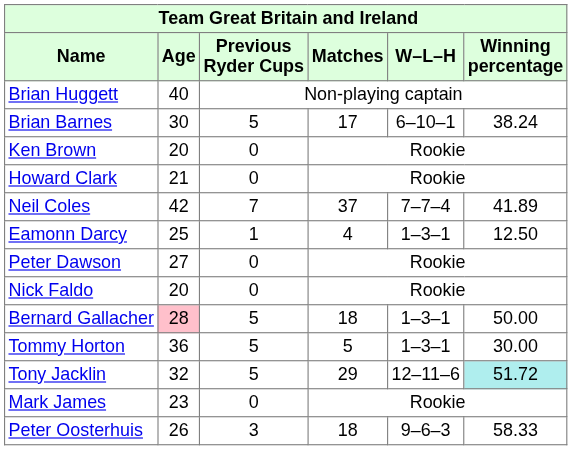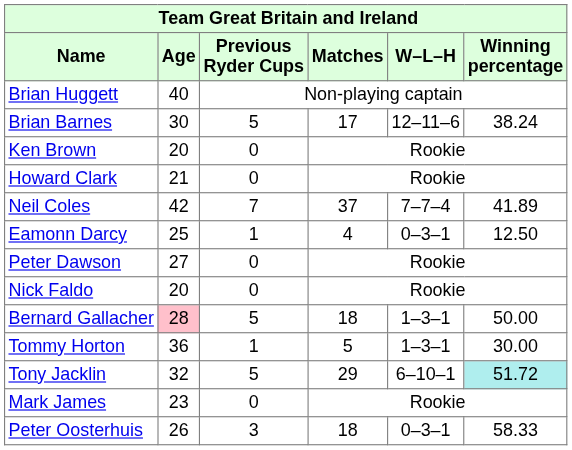(426, 122) 6–10–1 -> (426, 122) 12–11–6
(426, 234) 1–3–1 -> (426, 234) 0–3–1
(254, 346) 5 -> (254, 346) 1
(426, 374) 12–11–6 -> (426, 374) 6–10–1
(426, 430) 9–6–3 -> (426, 430) 0–3–1
